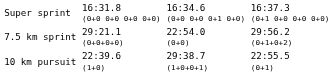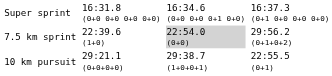(103, 37) 29:21.1 (0+0+0+0) -> (102, 37) 22:39.6 (1+0)
(186, 37) no background -> (186, 37) lightgrey background
(102, 61) 22:39.6 (1+0) -> (103, 61) 29:21.1 (0+0+0+0)
